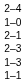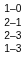- row: (13, 9)
- row: (13, 76)
